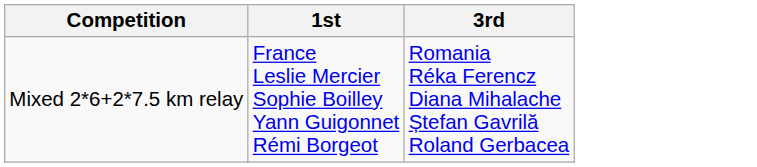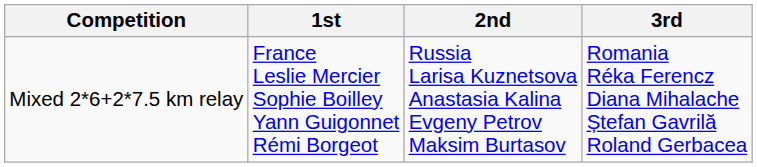+ column: (493, 20)
